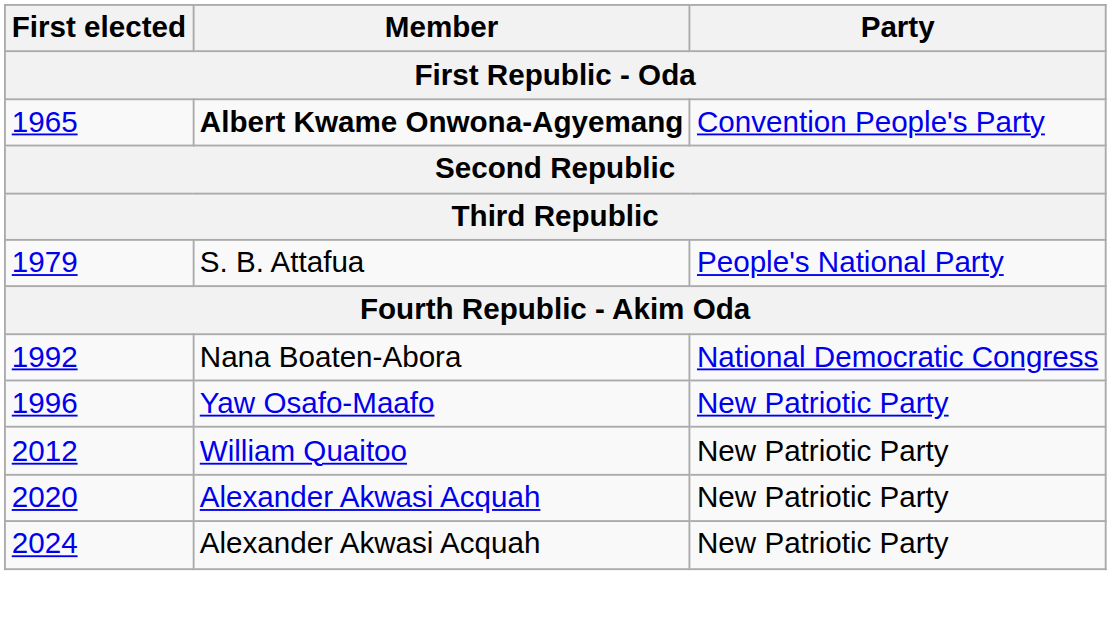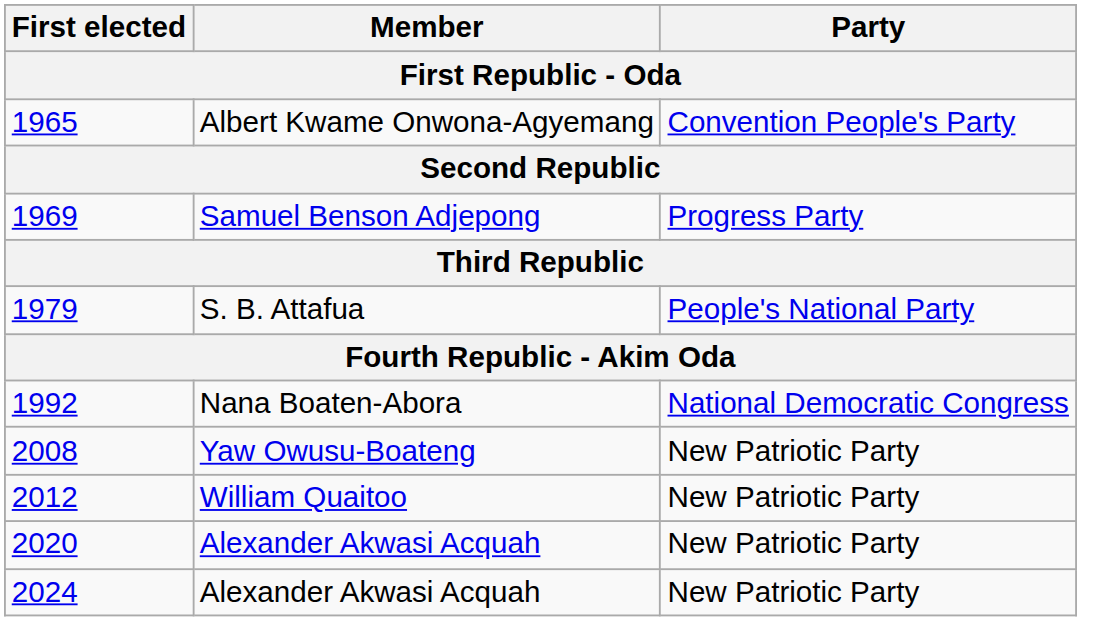(442, 121) bold -> (427, 121) normal
+ row: (45, 215)
- row: (45, 403)
+ row: (45, 450)
